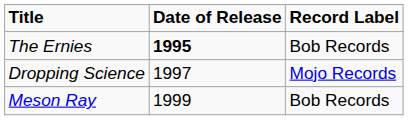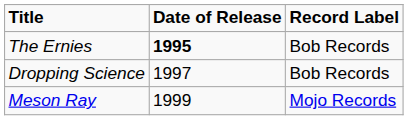(343, 73) Mojo Records -> (340, 73) Bob Records
(340, 100) Bob Records -> (343, 100) Mojo Records
